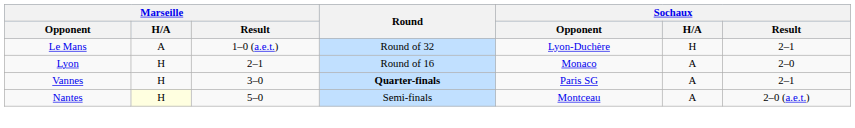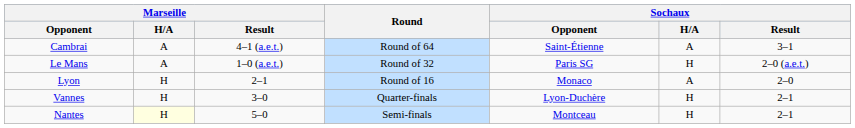+ row: (69, 47)
(579, 47) Lyon-Duchère -> (574, 64) Paris SG
(786, 47) 2–1 -> (785, 64) 2–0 (a.e.t.)
(407, 81) bold -> (407, 98) normal
(579, 81) Paris SG -> (574, 98) Lyon-Duchère
(692, 81) A -> (690, 98) H
(692, 98) A -> (690, 115) H
(786, 98) 2–0 (a.e.t.) -> (785, 115) 2–1
